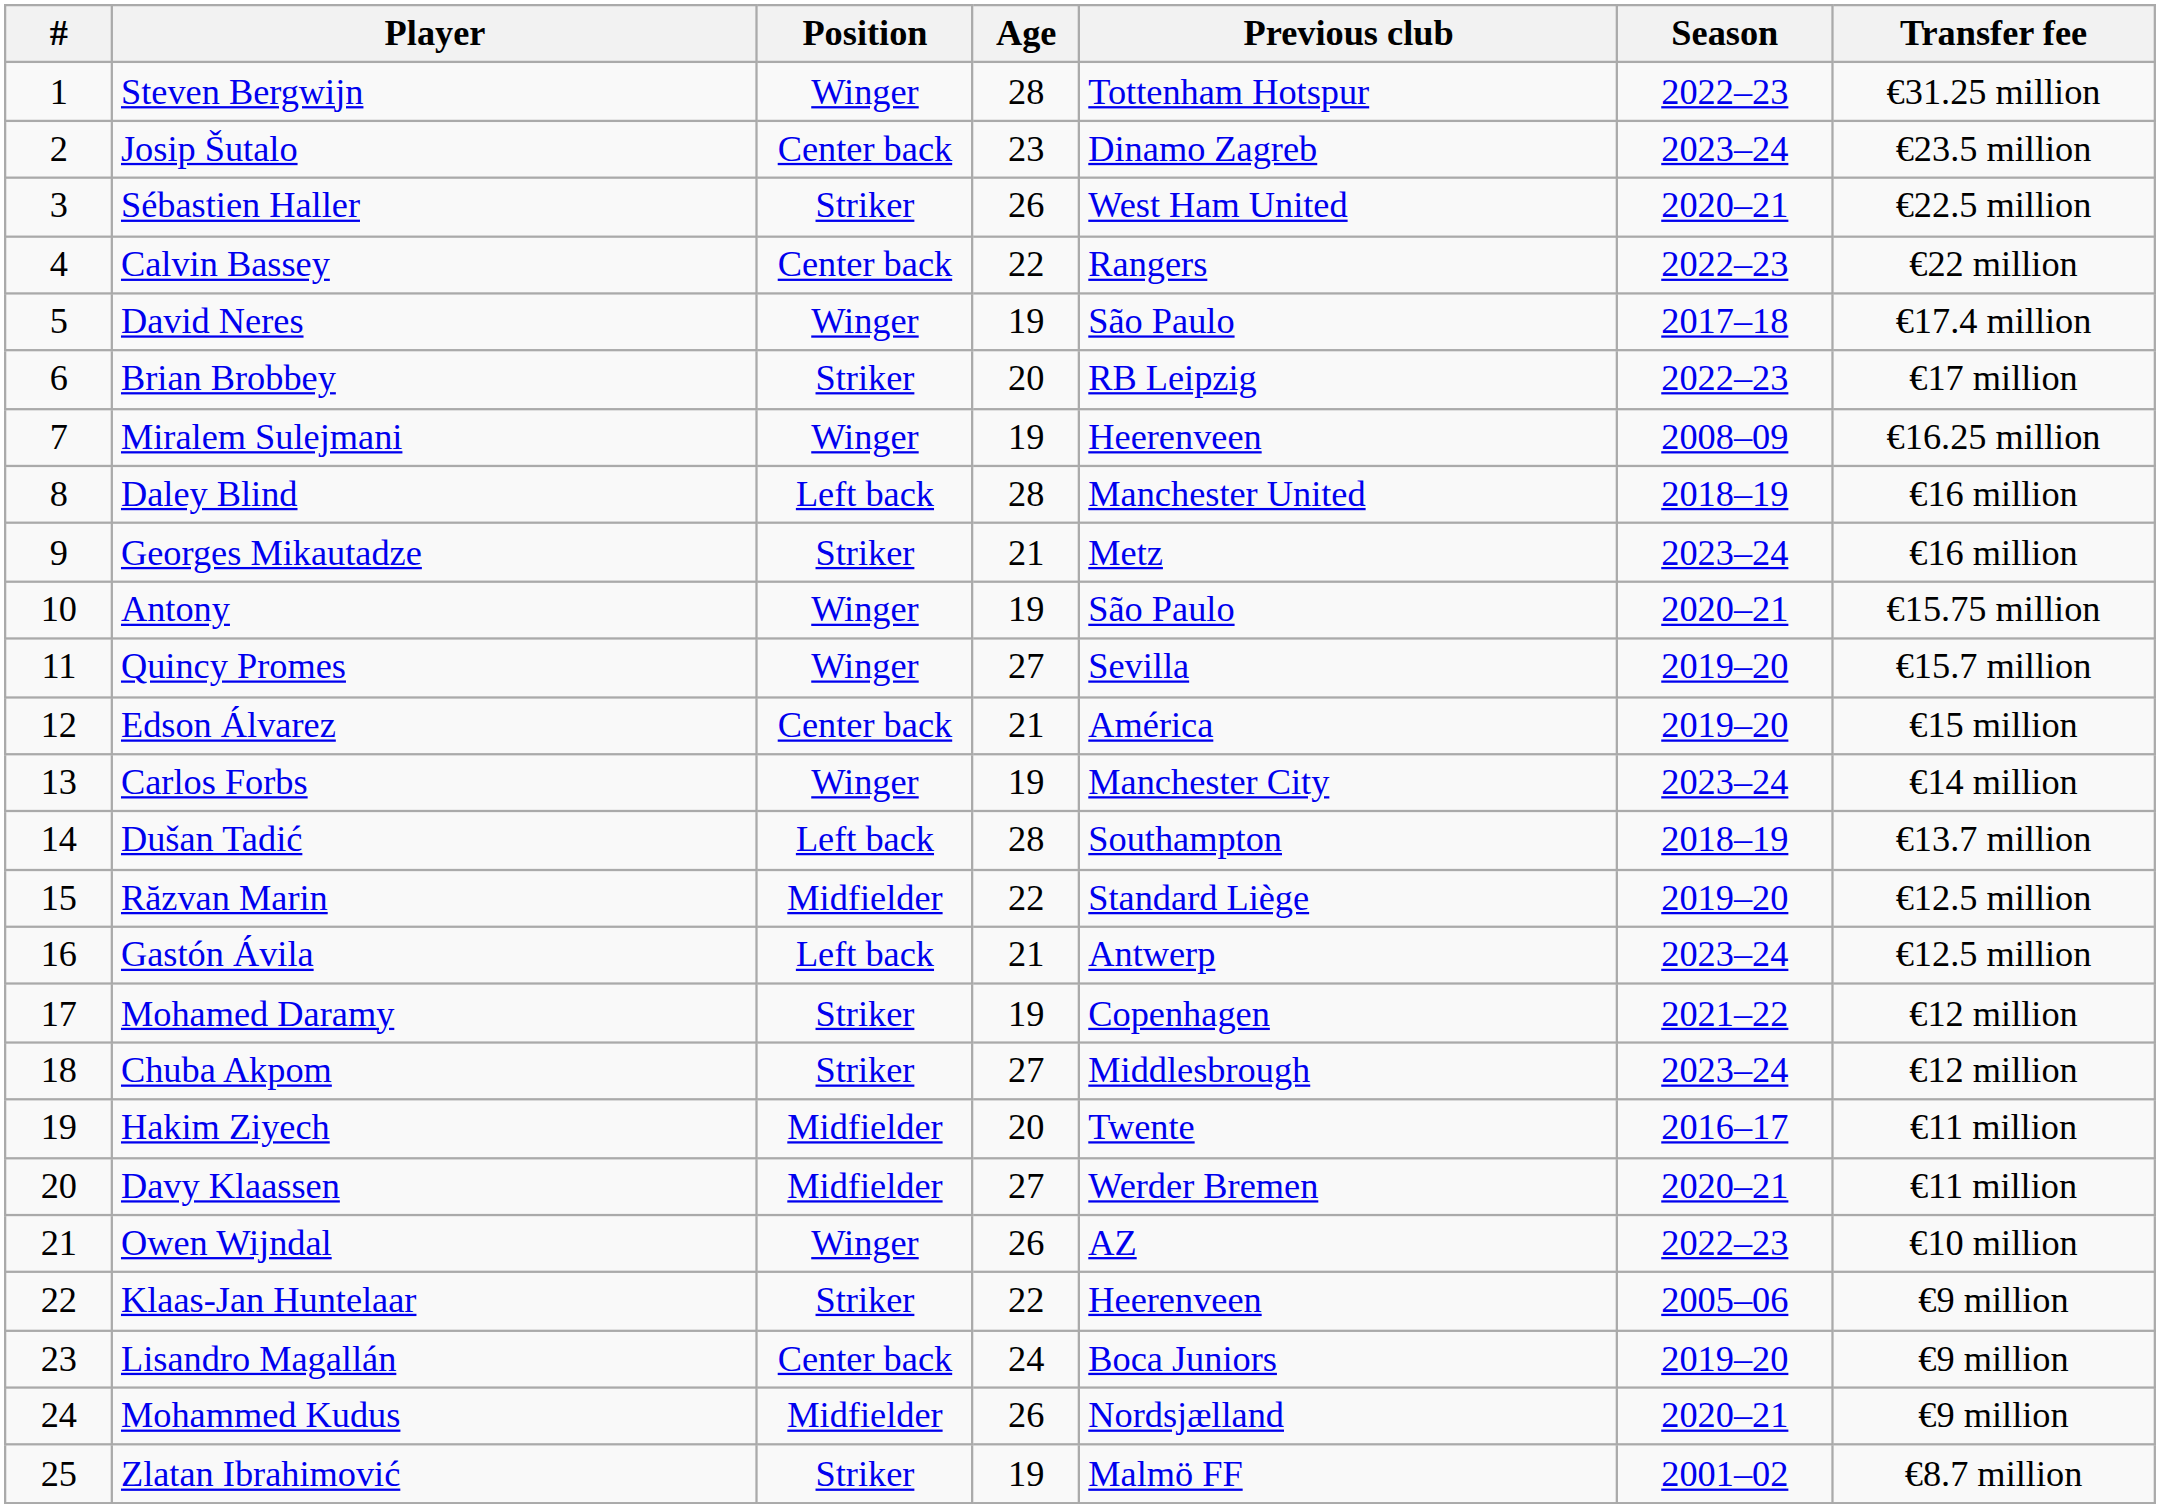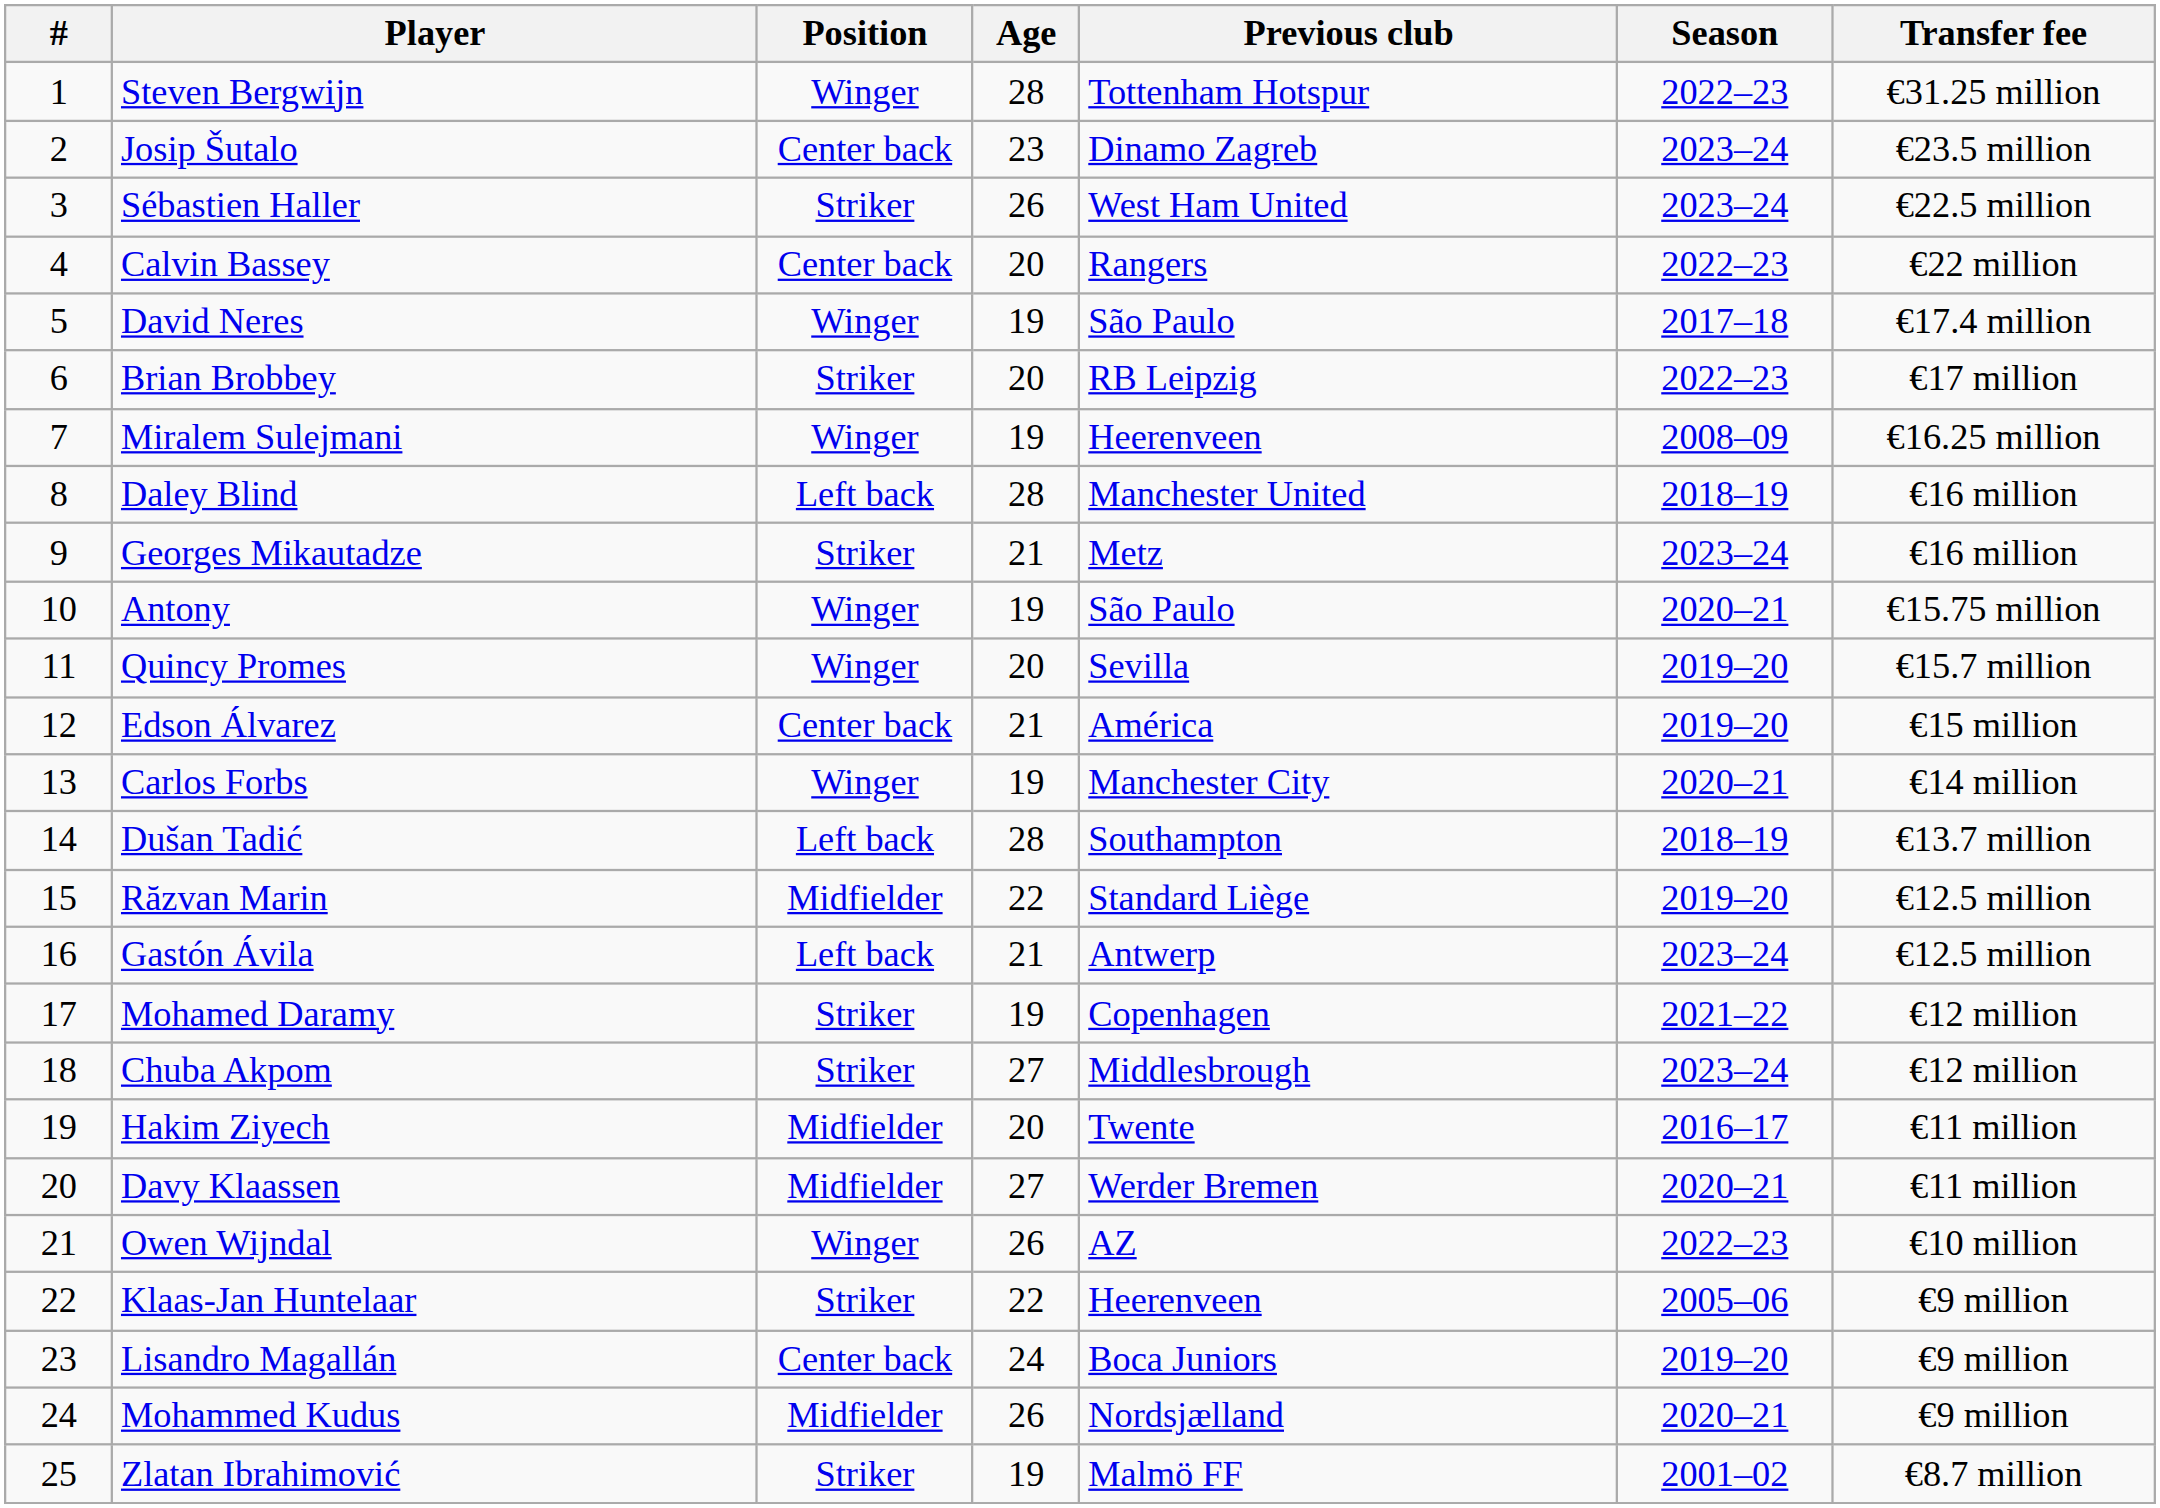(1725, 206) 2020–21 -> (1725, 206) 2023–24
(1026, 263) 22 -> (1026, 263) 20
(1026, 666) 27 -> (1026, 666) 20
(1725, 782) 2023–24 -> (1725, 782) 2020–21
